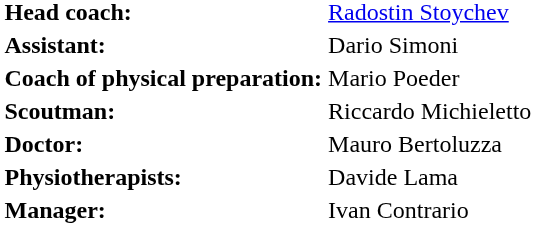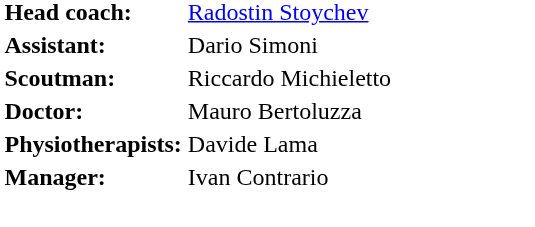- row: (163, 77)
